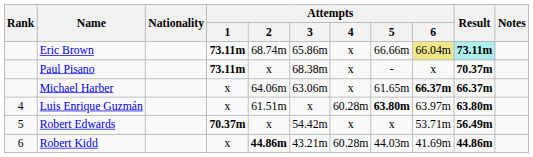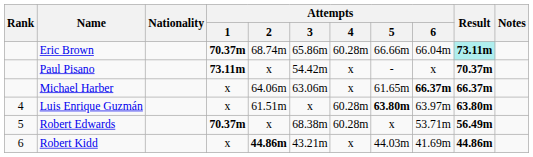(227, 50) 73.11m -> (227, 50) 70.37m
(351, 50) x -> (351, 50) 60.28m
(433, 50) khaki background -> (433, 50) no background
(310, 69) 68.38m -> (310, 69) 54.42m
(310, 124) 54.42m -> (310, 124) 68.38m
(351, 124) x -> (351, 124) 60.28m
(351, 143) 60.28m -> (351, 143) x
